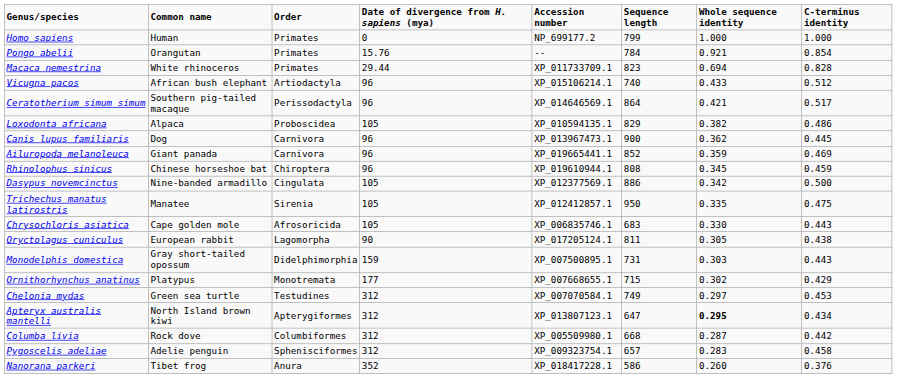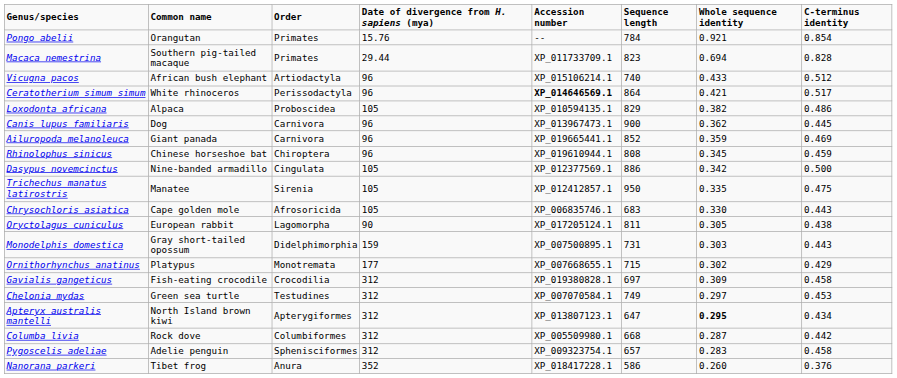- row: (40, 38)
(195, 68) White rhinoceros -> (203, 58) Southern pig-tailed macaque
(203, 103) Southern pig-tailed macaque -> (195, 93) White rhinoceros
(573, 103) normal -> (573, 93) bold
+ row: (59, 280)
